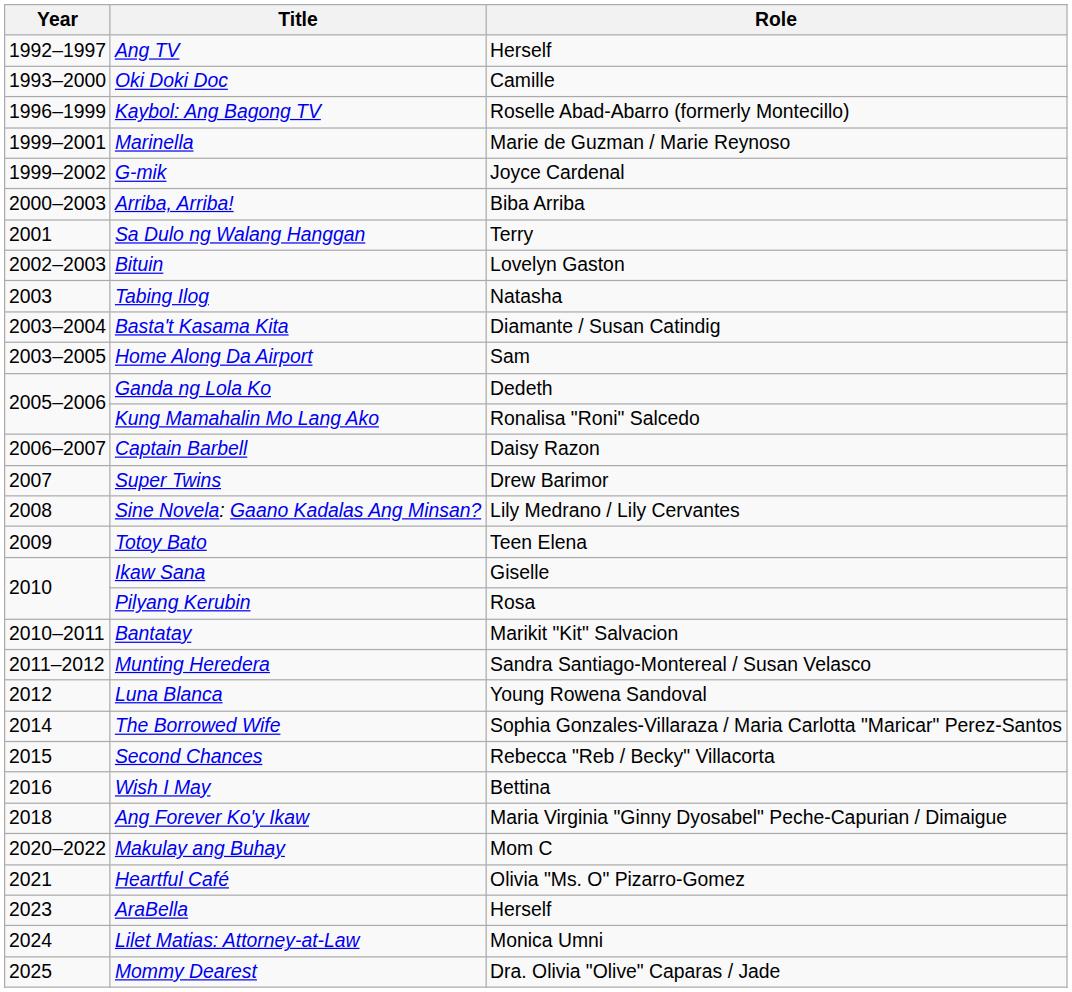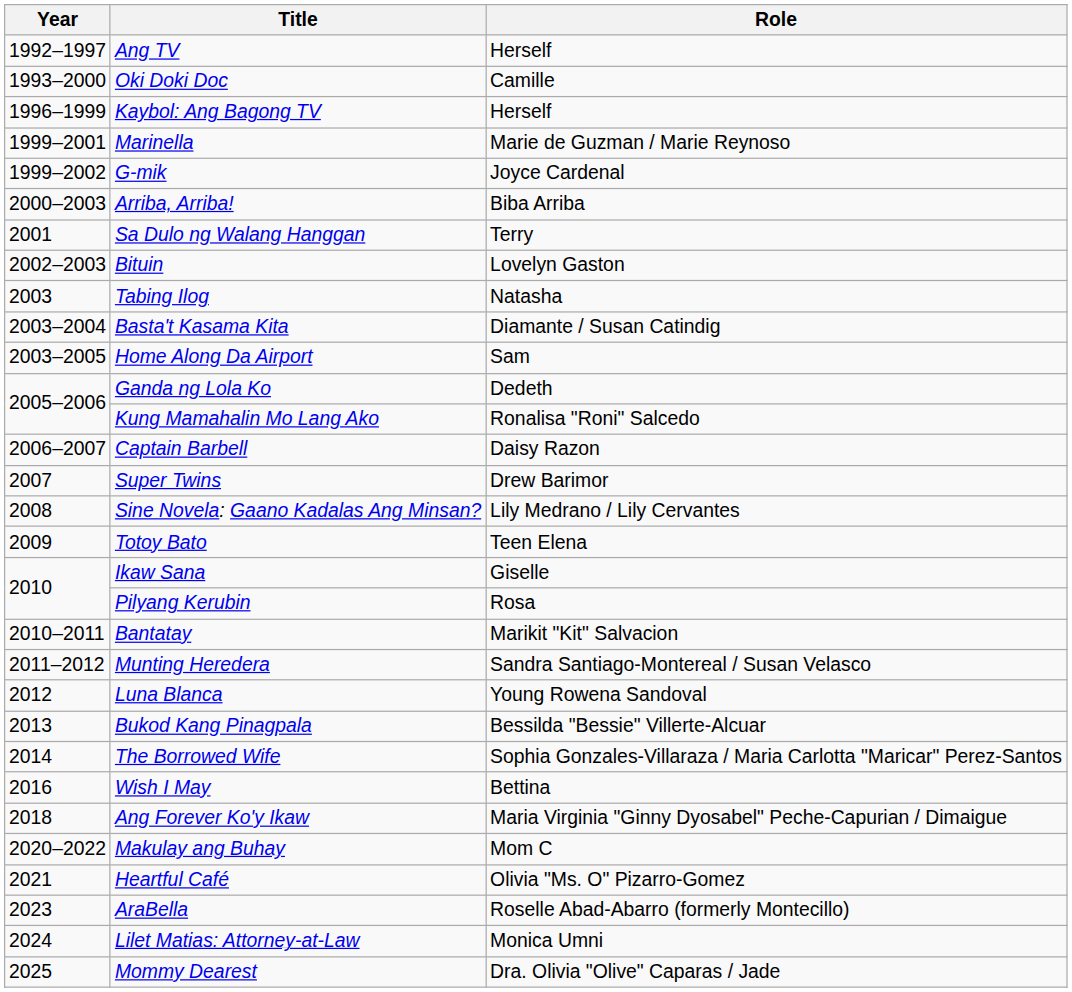(670, 111) Roselle Abad-Abarro (formerly Montecillo) -> (521, 111) Herself
+ row: (213, 726)
- row: (189, 756)
(521, 910) Herself -> (670, 910) Roselle Abad-Abarro (formerly Montecillo)
